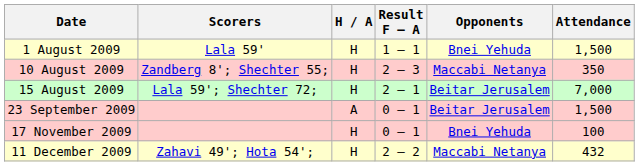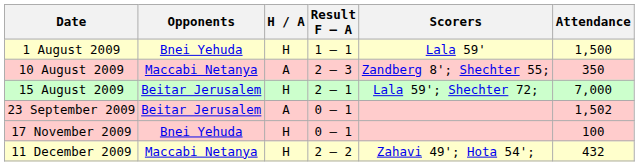columns swapped: (490, 22) <-> (235, 22)
(354, 70) H -> (286, 70) A
(593, 110) 1,500 -> (593, 110) 1,502
